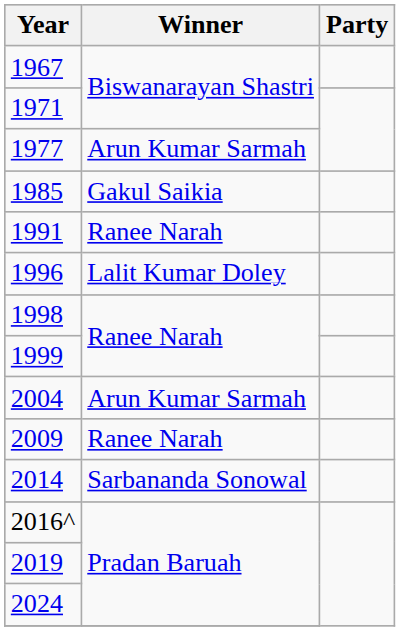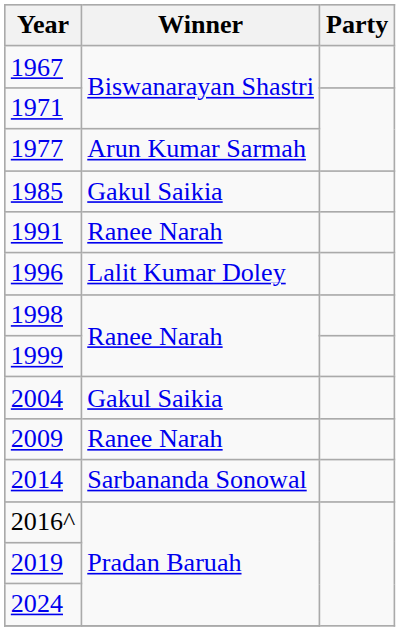(197, 397) Arun Kumar Sarmah -> (155, 397) Gakul Saikia
